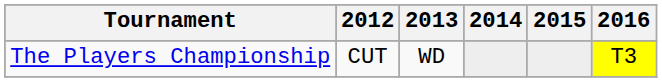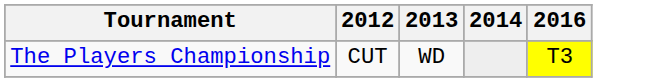- column: (560, 23)
